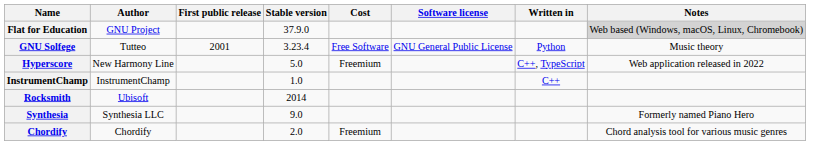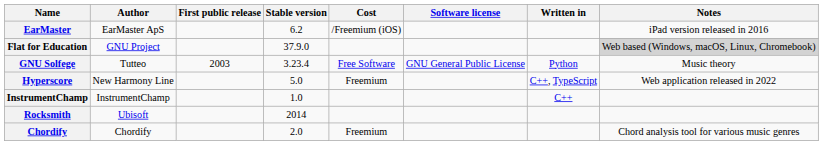+ row: (47, 30)
(220, 47) 2001 -> (220, 64) 2003
- row: (47, 115)
